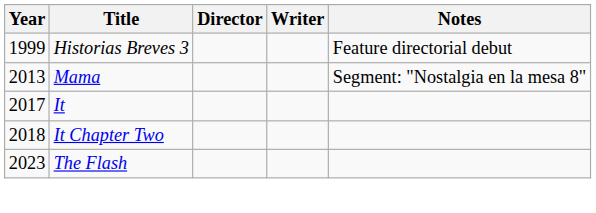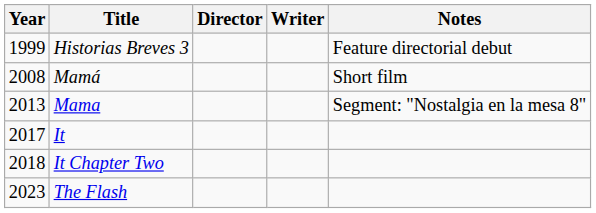+ row: (77, 76)
